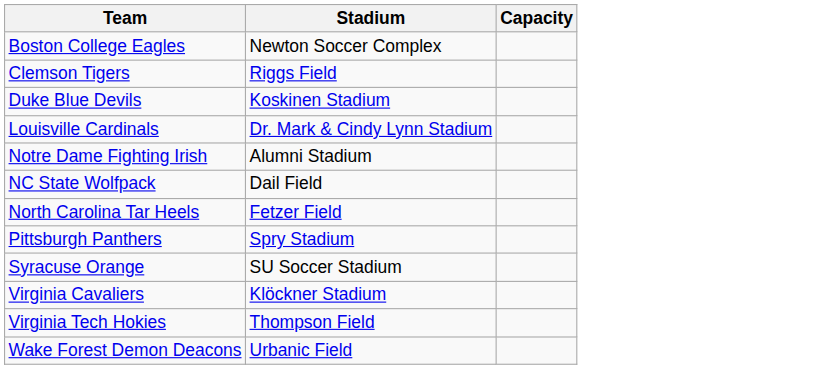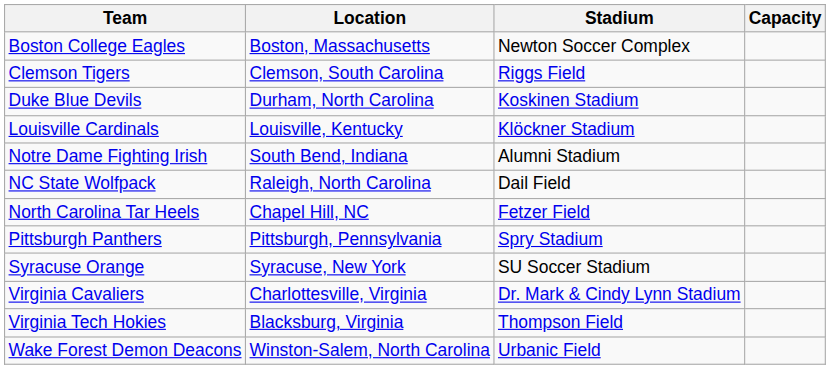+ column: (370, 18)
(371, 128) Dr. Mark & Cindy Lynn Stadium -> (566, 128) Klöckner Stadium
(318, 294) Klöckner Stadium -> (619, 294) Dr. Mark & Cindy Lynn Stadium
